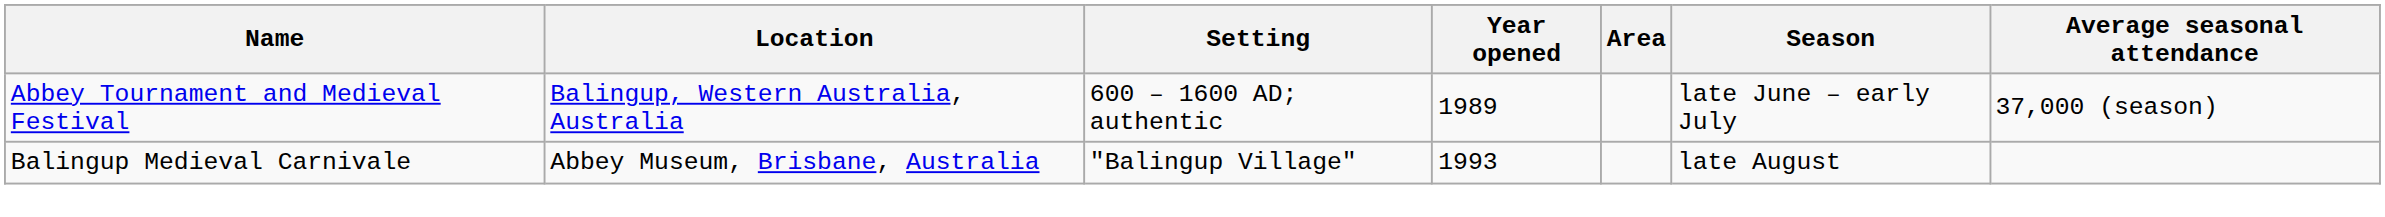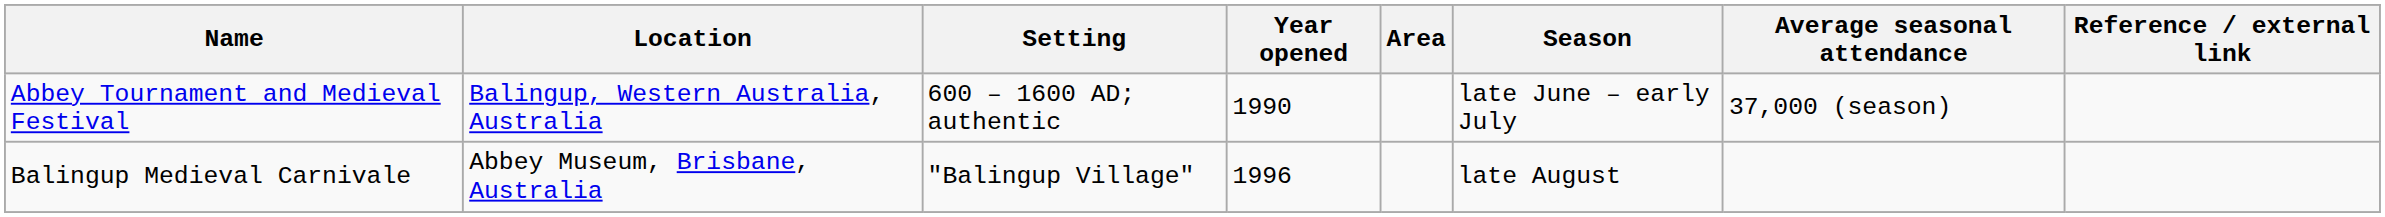+ column: (2222, 39)
(1468, 108) 1989 -> (1262, 108) 1990
(1468, 163) 1993 -> (1262, 177) 1996
